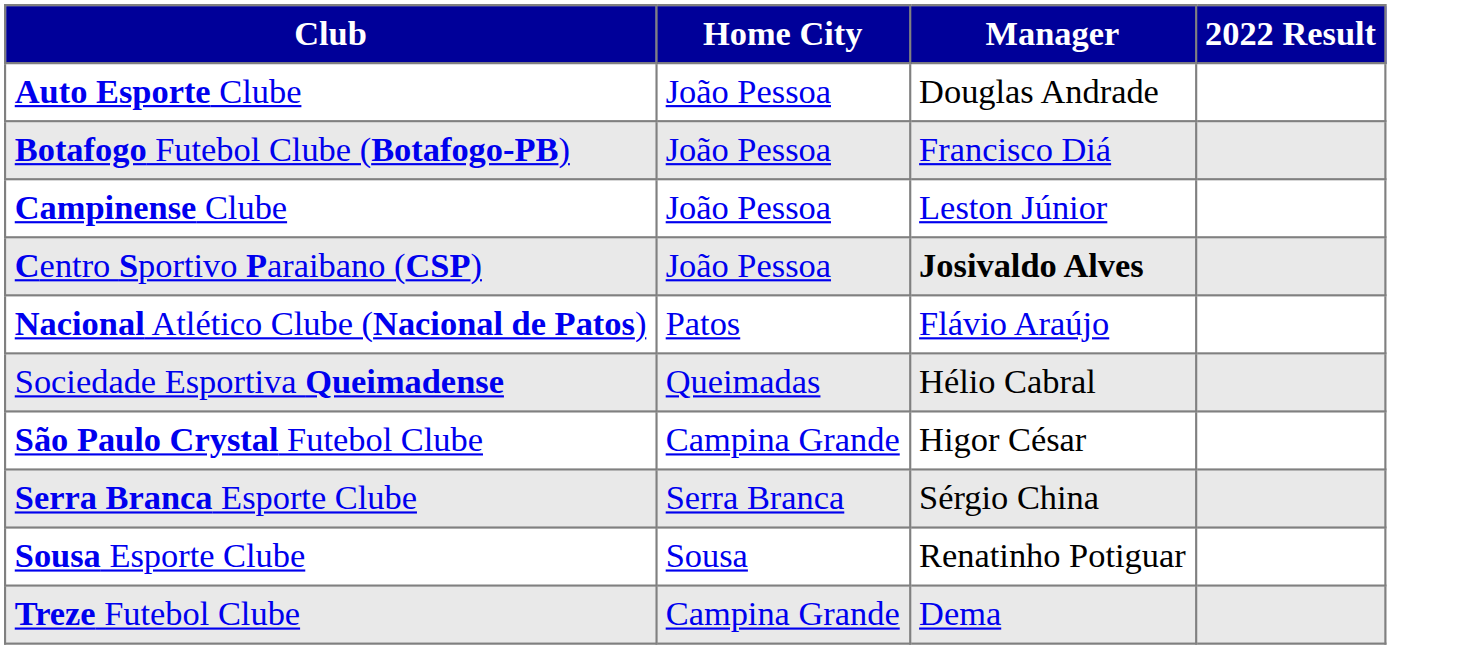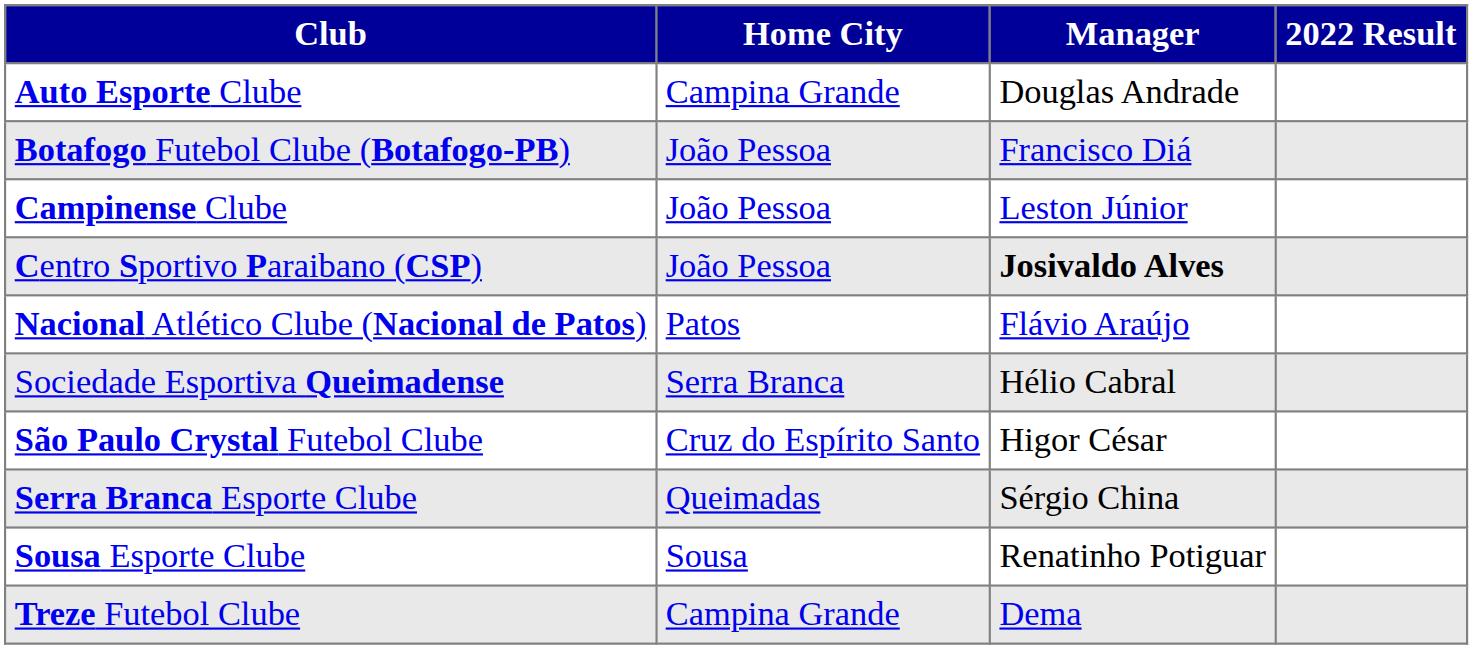(748, 91) João Pessoa -> (783, 91) Campina Grande
(743, 381) Queimadas -> (755, 381) Serra Branca
(783, 439) Campina Grande -> (823, 439) Cruz do Espírito Santo
(755, 497) Serra Branca -> (743, 497) Queimadas
